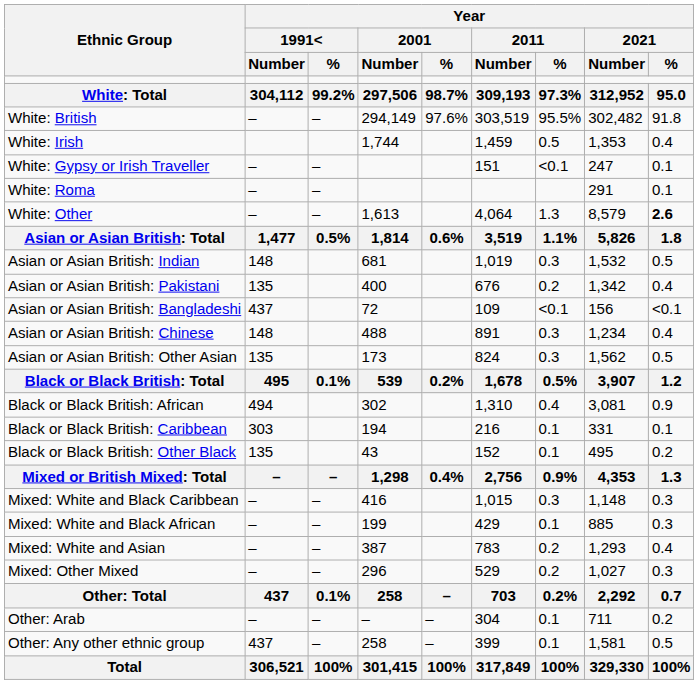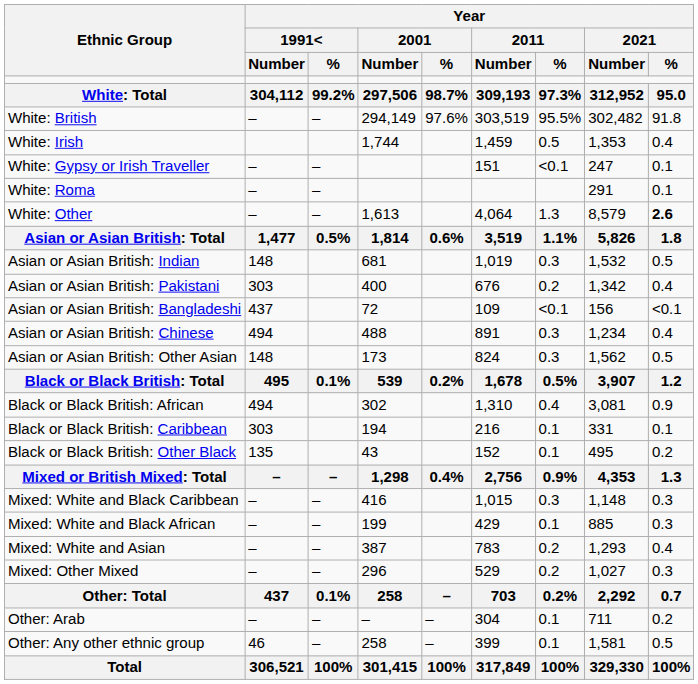(261, 285) 135 -> (261, 285) 303
(261, 333) 148 -> (261, 333) 494
(261, 357) 135 -> (261, 357) 148
(261, 643) 437 -> (257, 643) 46
